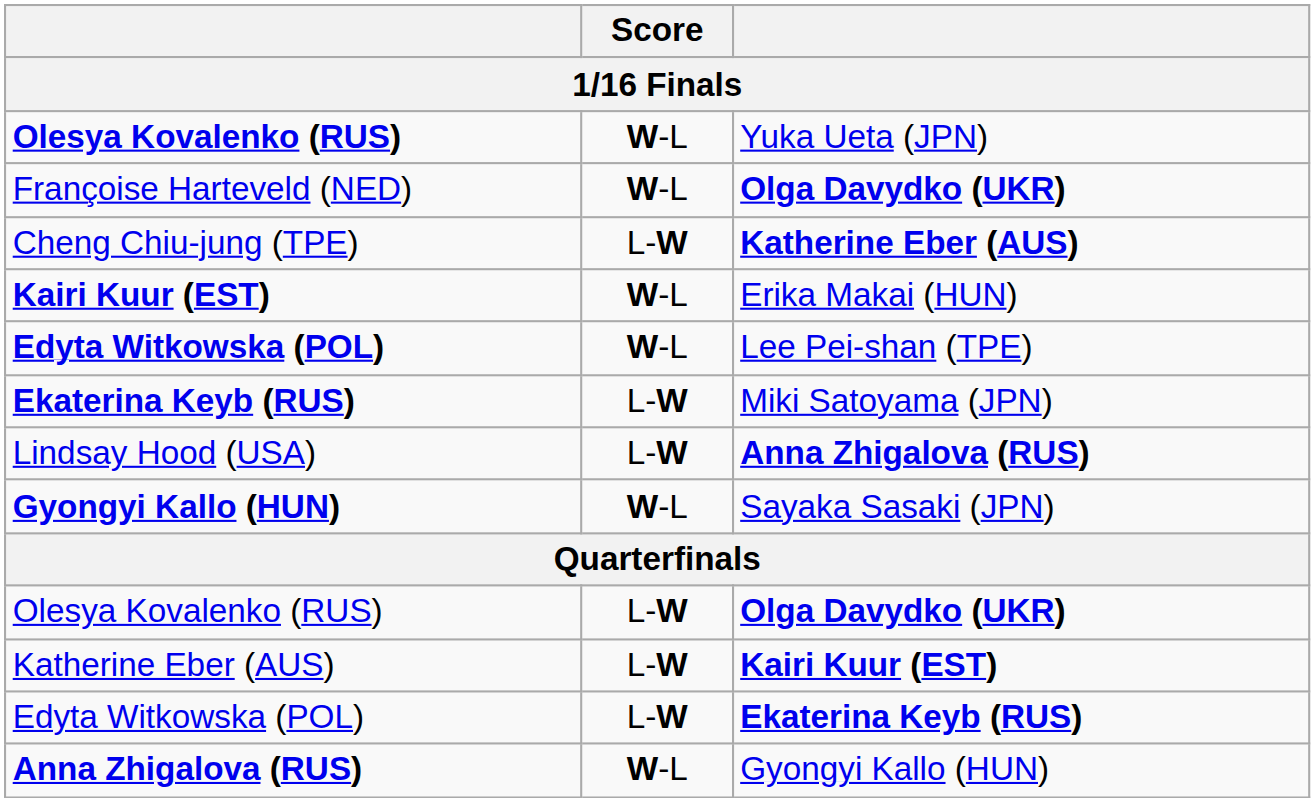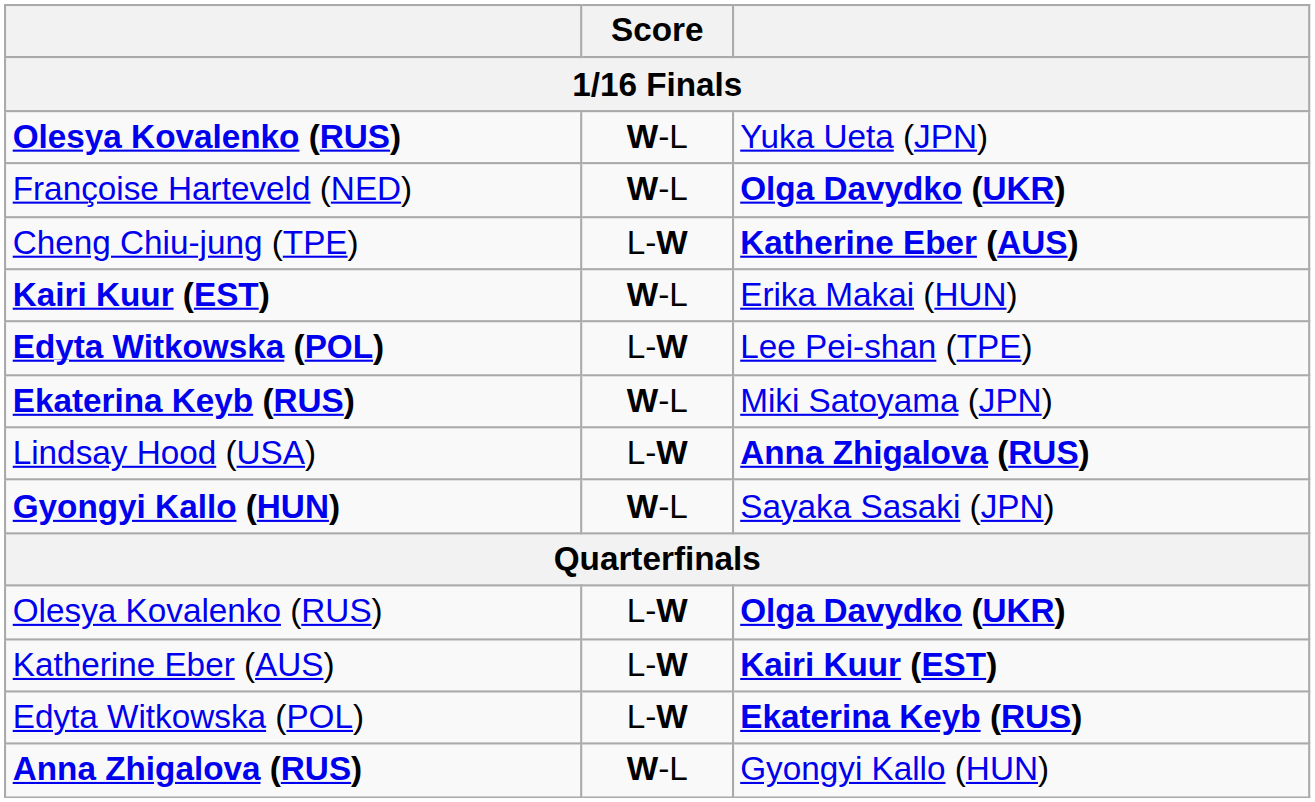(657, 347) W-L -> (657, 347) L-W
(657, 400) L-W -> (657, 400) W-L
